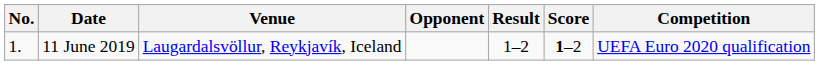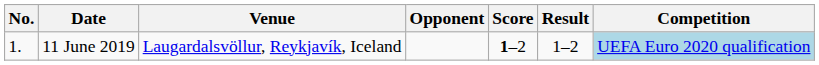columns swapped: (568, 18) <-> (516, 18)
(704, 45) no background -> (704, 45) lightblue background
